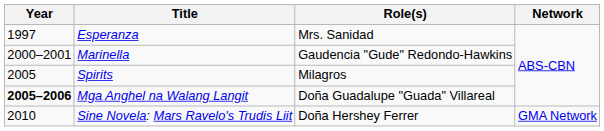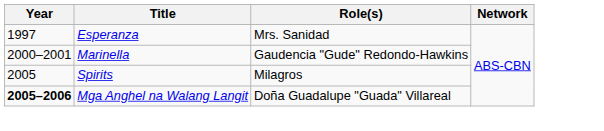- row: (185, 116)
